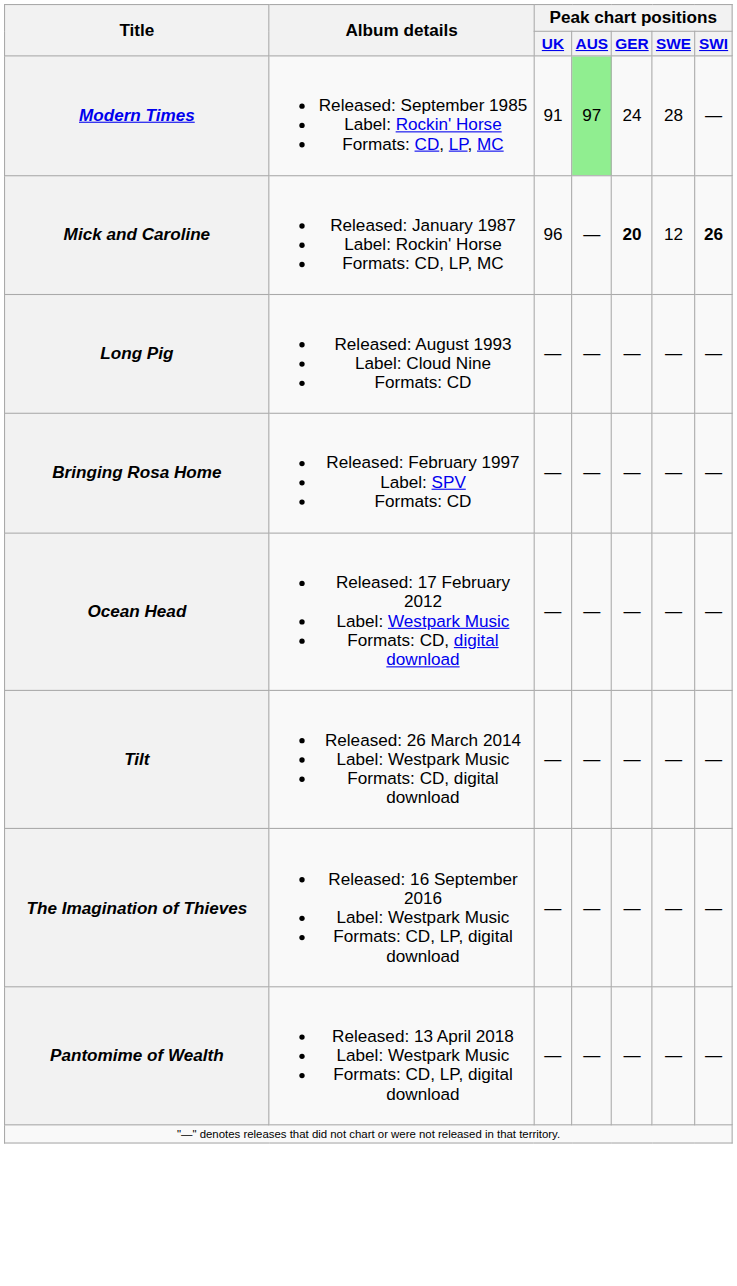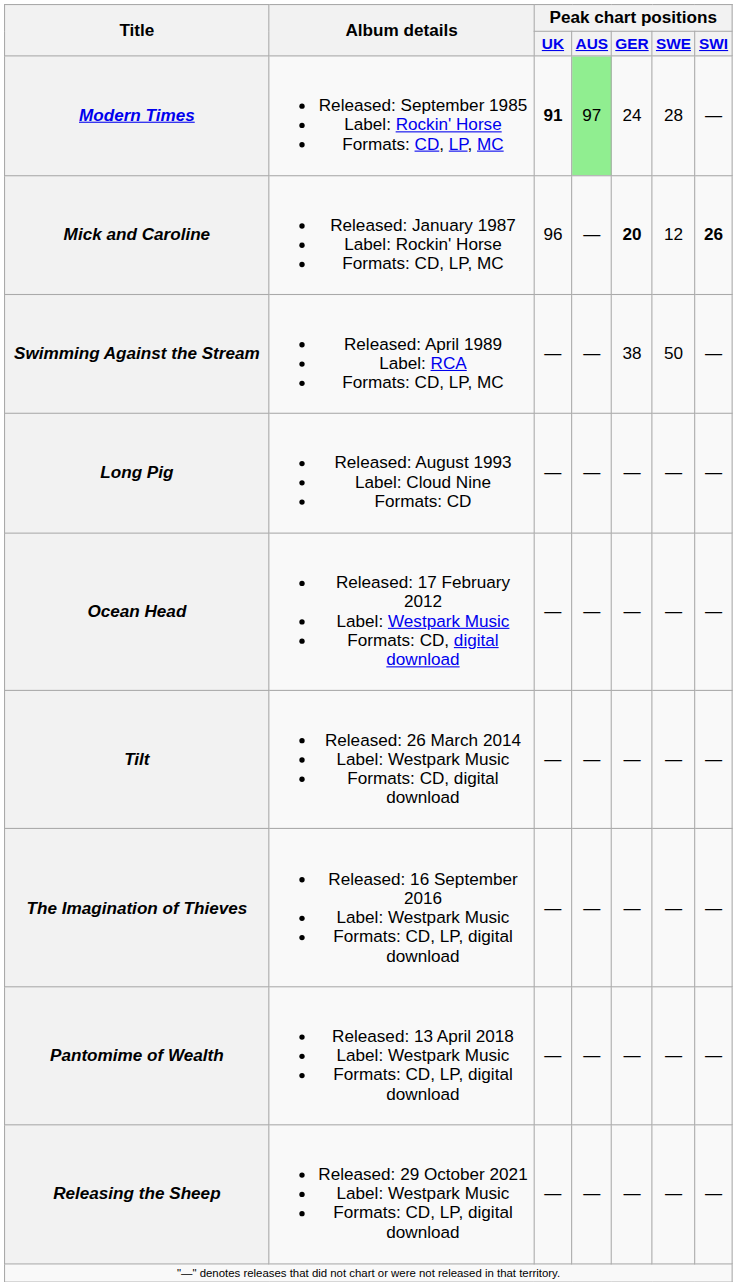(553, 115) normal -> (553, 115) bold
+ row: (137, 353)
- row: (137, 473)
+ row: (137, 1194)
